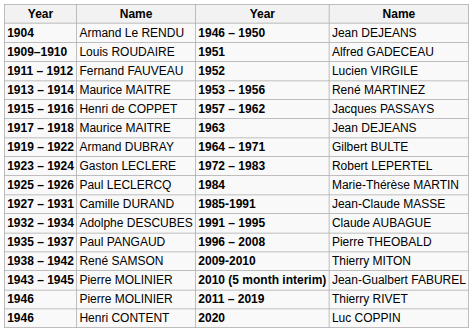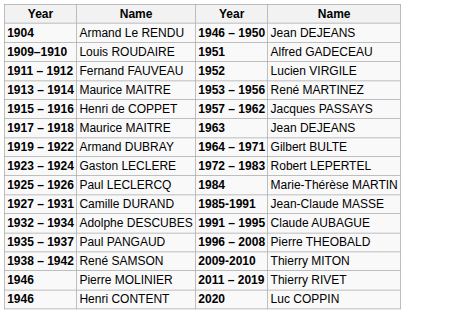- row: (262, 280)
